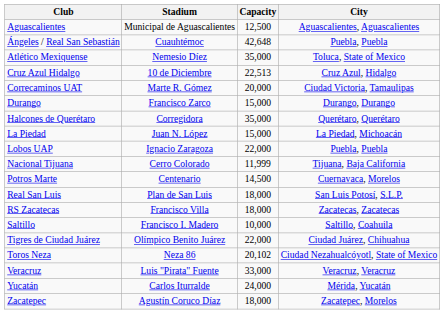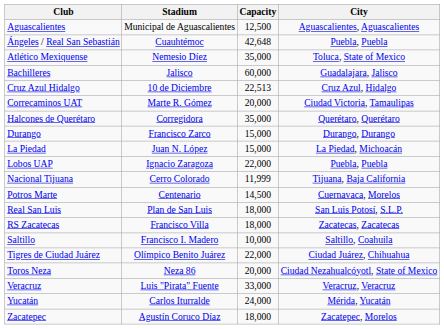+ row: (29, 73)
rows swapped: (24, 103) <-> (51, 118)
(258, 255) 20,102 -> (258, 270) 20,000
